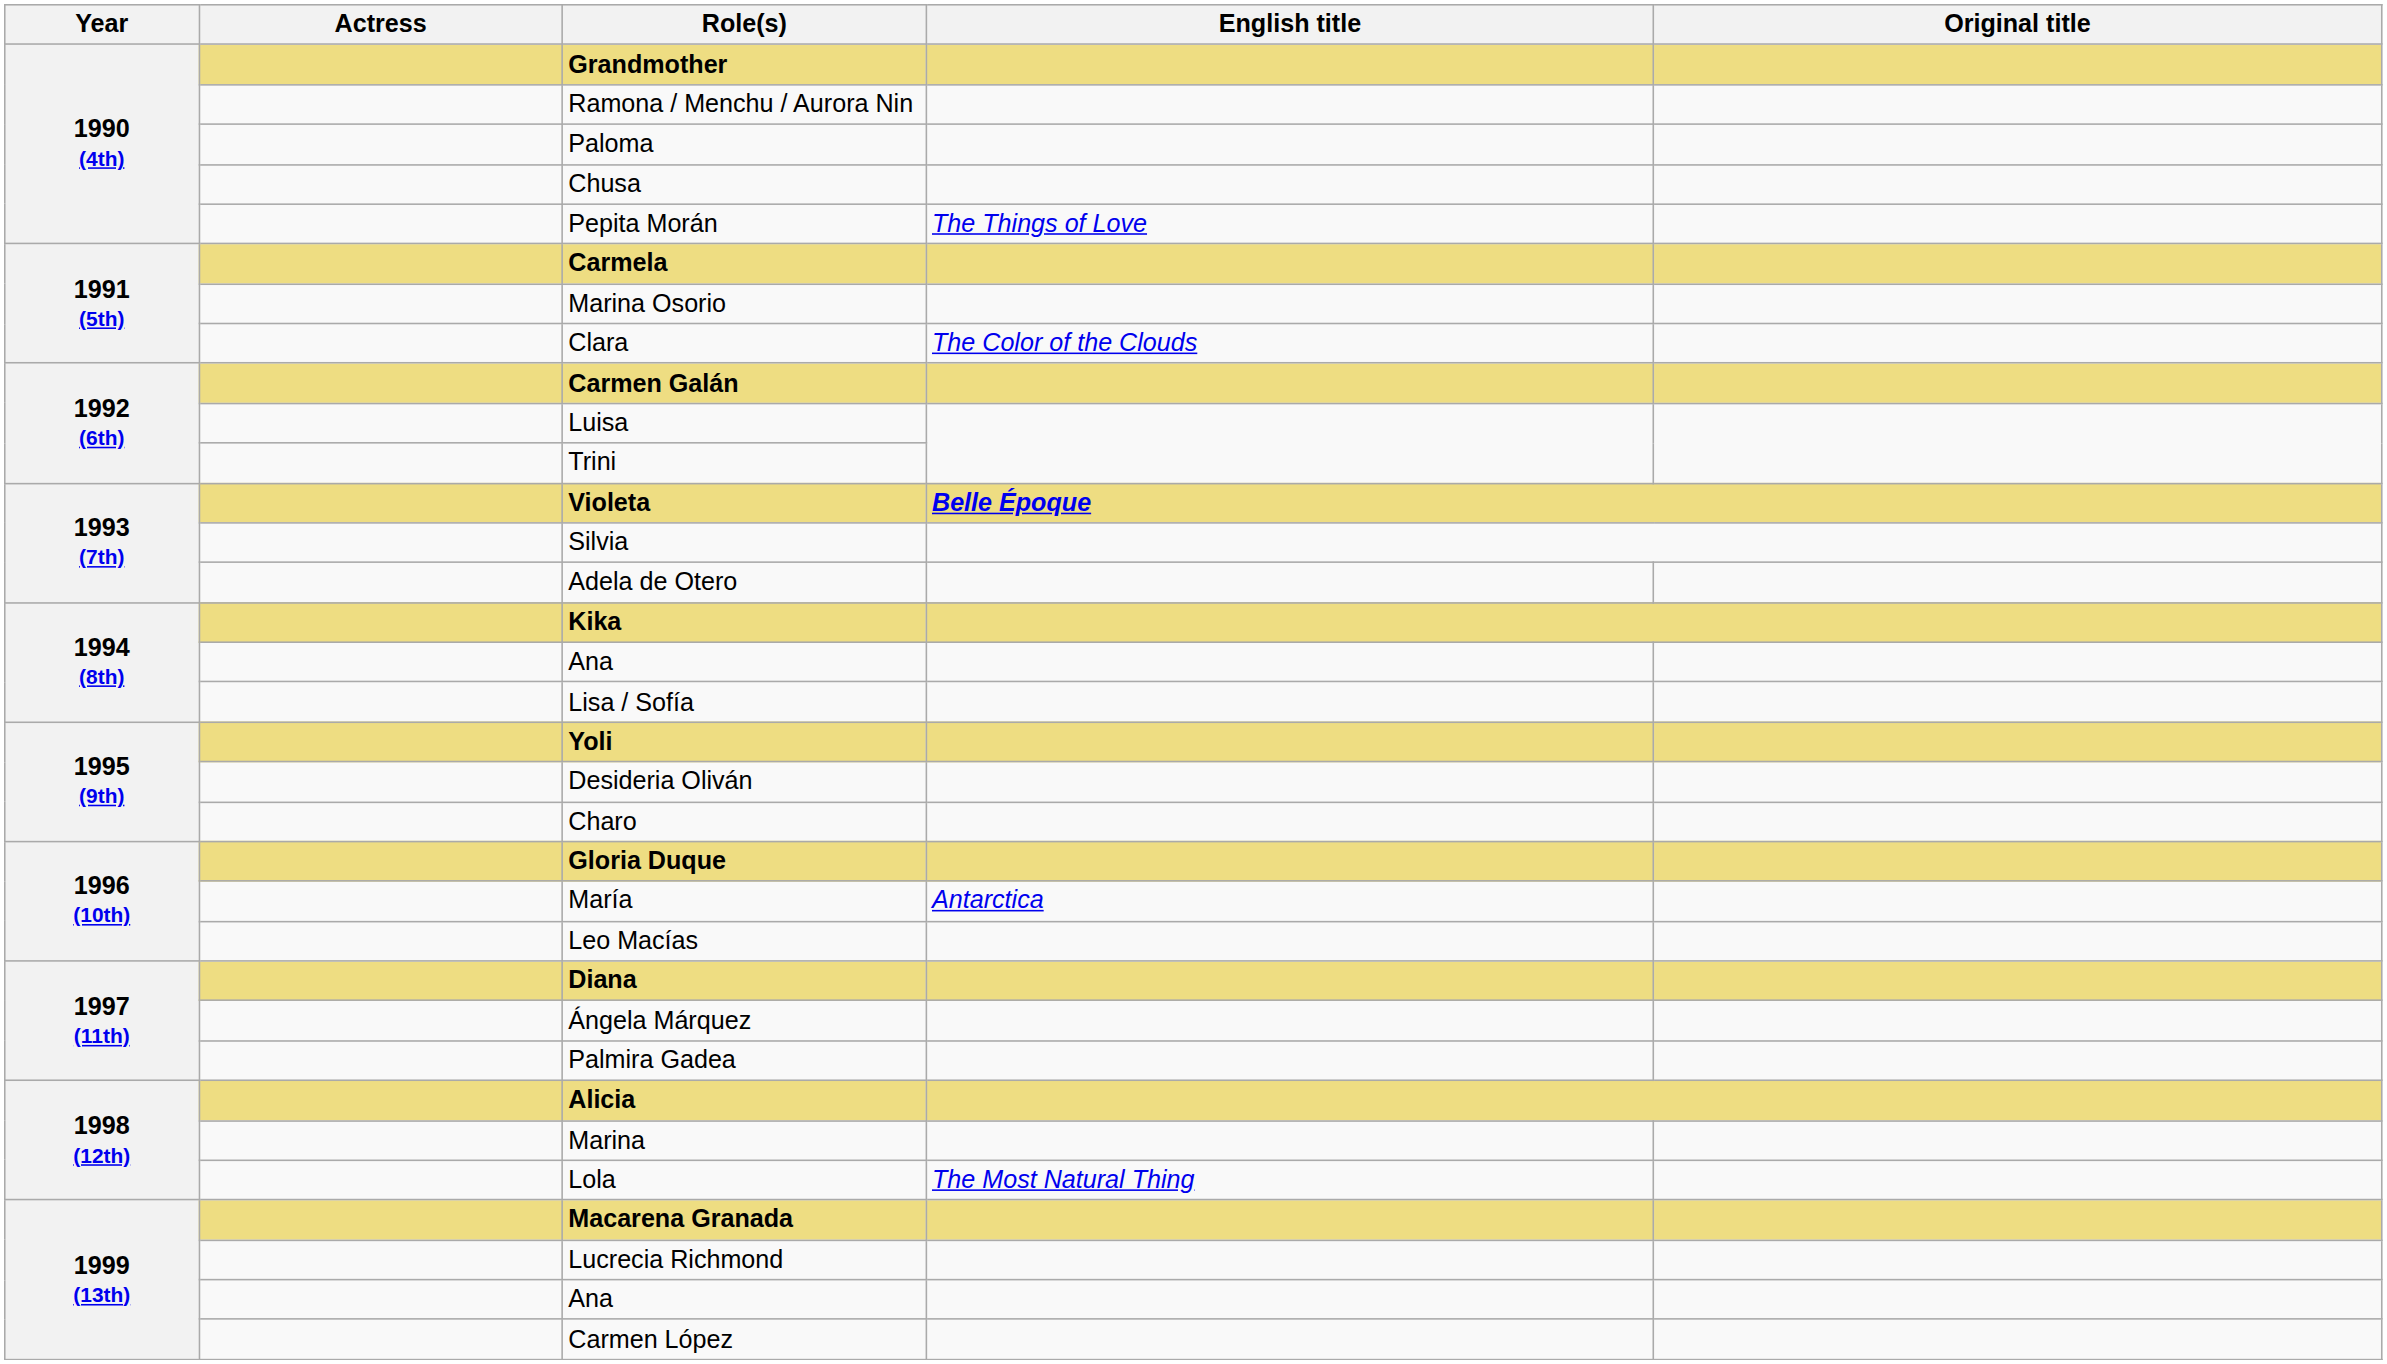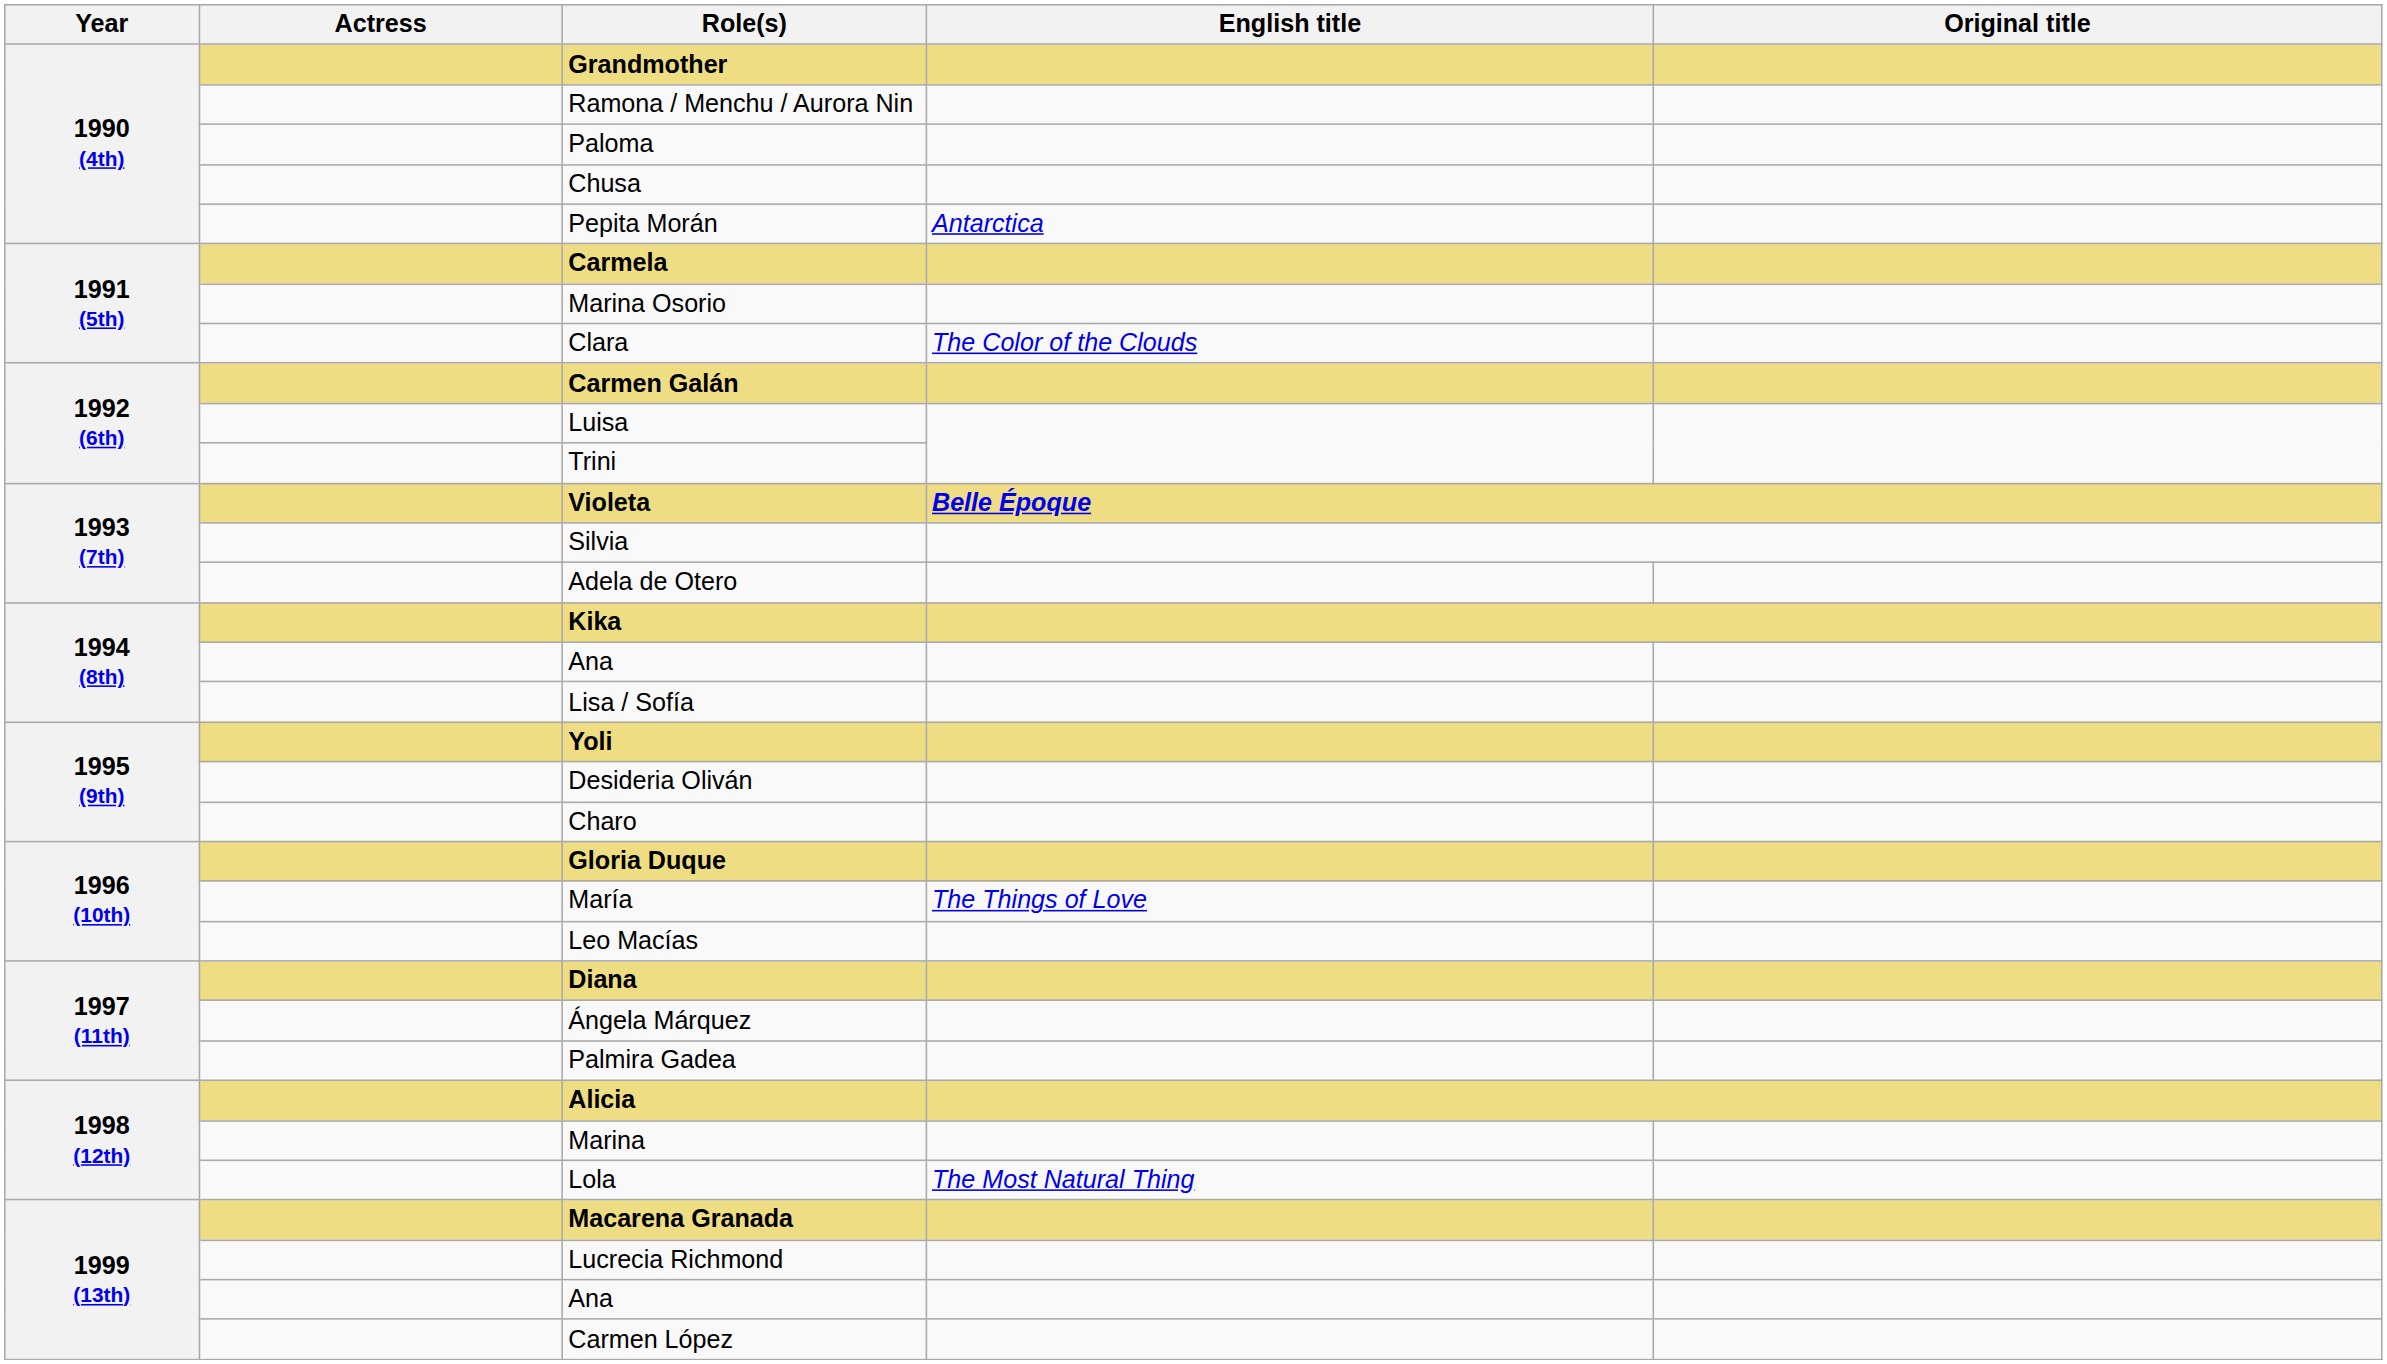(1040, 223) The Things of Love -> (988, 223) Antarctica
(988, 900) Antarctica -> (1040, 900) The Things of Love
